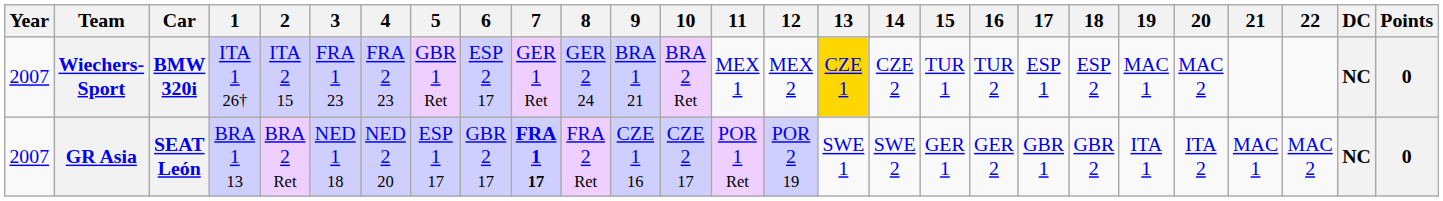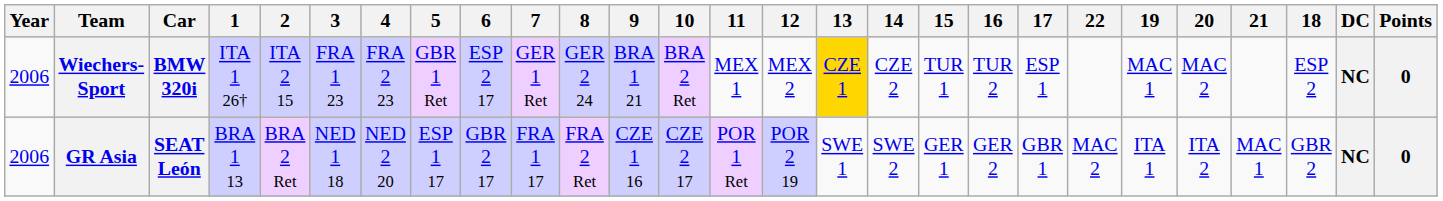columns swapped: (1094, 20) <-> (1310, 20)
(29, 76) 2007 -> (29, 76) 2006
(29, 156) 2007 -> (29, 156) 2006
(536, 156) bold -> (535, 155) normal
